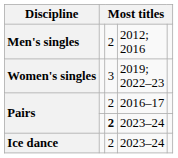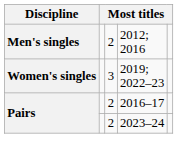(111, 123) bold -> (111, 123) normal
- row: (33, 143)
